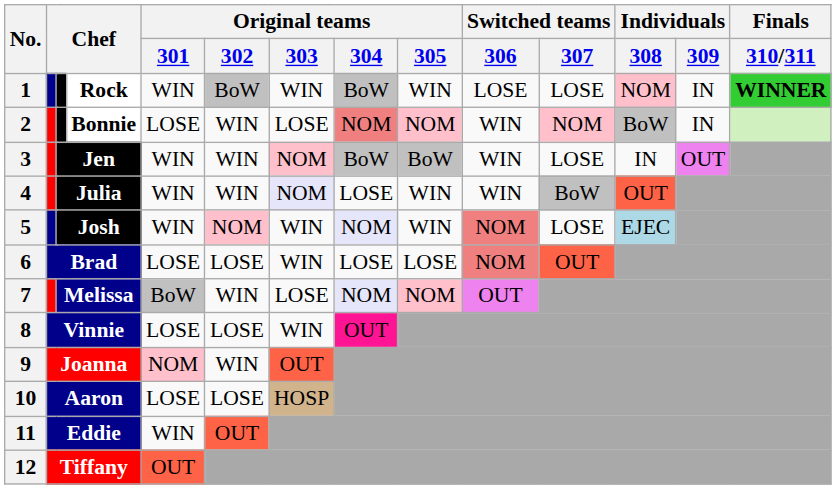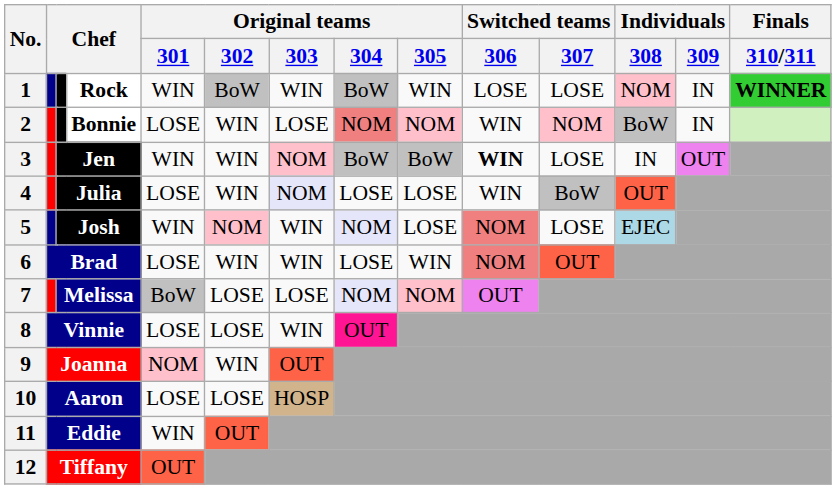(500, 158) normal -> (500, 158) bold
(173, 192) WIN -> (173, 192) LOSE
(430, 192) WIN -> (430, 192) LOSE
(430, 227) WIN -> (430, 227) LOSE
(237, 261) LOSE -> (237, 261) WIN
(430, 261) LOSE -> (430, 261) WIN
(237, 295) WIN -> (237, 295) LOSE
